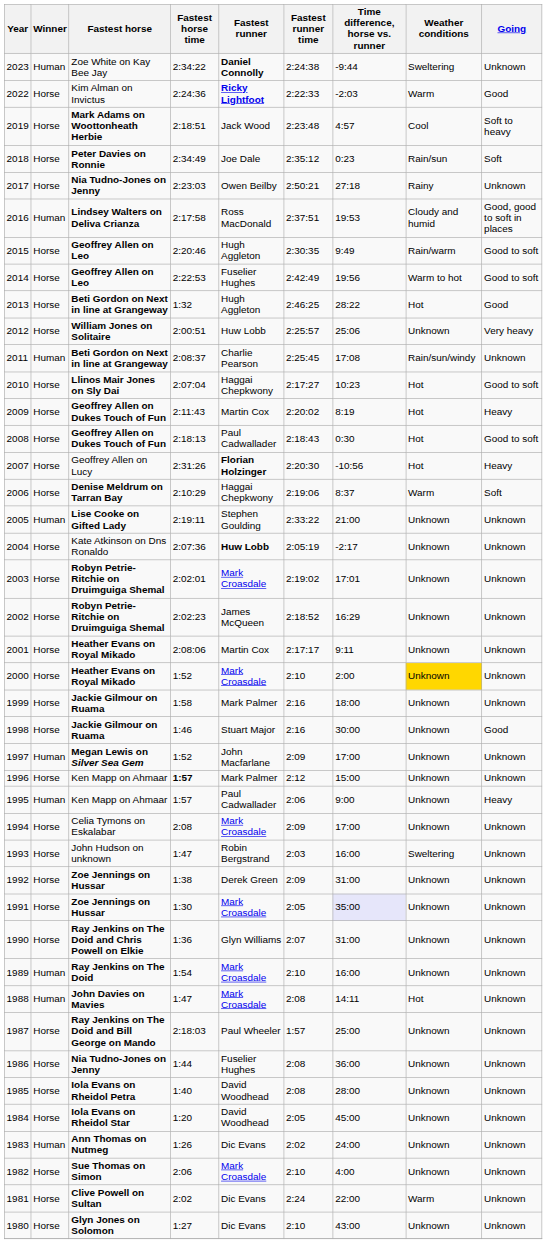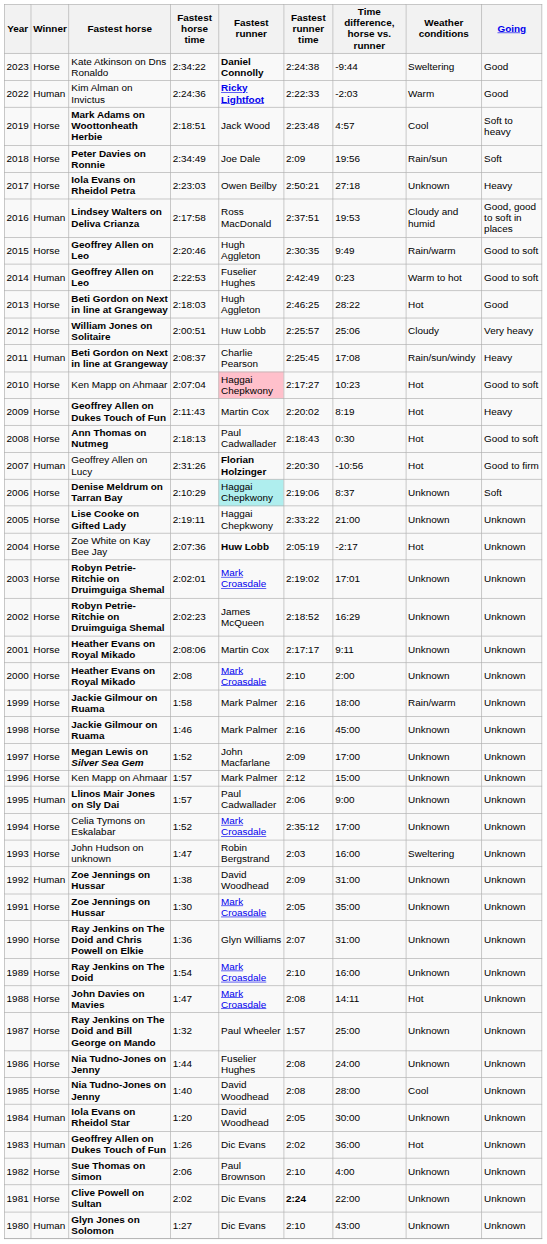(49, 67) Human -> (46, 67) Horse
(111, 67) Zoe White on Kay Bee Jay -> (119, 67) Kate Atkinson on Dns Ronaldo
(505, 67) Unknown -> (496, 67) Good
(46, 94) Horse -> (49, 94) Human
(303, 158) 2:35:12 -> (296, 158) 2:09
(345, 158) 0:23 -> (348, 158) 19:56
(119, 185) Nia Tudno-Jones on Jenny -> (103, 185) Iola Evans on Rheidol Petra
(421, 185) Rainy -> (429, 185) Unknown
(505, 185) Unknown -> (498, 185) Heavy
(46, 277) Horse -> (49, 277) Human
(348, 277) 19:56 -> (345, 277) 0:23
(182, 304) 1:32 -> (189, 304) 2:18:03
(429, 331) Unknown -> (424, 331) Cloudy
(505, 358) Unknown -> (498, 358) Heavy
(113, 385) Llinos Mair Jones on Sly Dai -> (119, 385) Ken Mapp on Ahmaar
(247, 385) no background -> (247, 385) pink background
(119, 439) Geoffrey Allen on Dukes Touch of Fun -> (109, 439) Ann Thomas on Nutmeg
(46, 465) Horse -> (49, 465) Human
(498, 465) Heavy -> (511, 465) Good to firm
(247, 492) no background -> (247, 492) paleturquoise background
(421, 492) Warm -> (429, 492) Unknown
(49, 519) Human -> (46, 519) Horse
(241, 519) Stephen Goulding -> (247, 519) Haggai Chepkwony
(119, 546) Kate Atkinson on Dns Ronaldo -> (111, 546) Zoe White on Kay Bee Jay
(429, 546) Unknown -> (416, 546) Hot
(182, 676) 1:52 -> (182, 676) 2:08
(429, 676) gold background -> (429, 676) no background
(429, 703) Unknown -> (432, 703) Rain/warm
(248, 730) Stuart Major -> (249, 730) Mark Palmer
(348, 730) 30:00 -> (348, 730) 45:00
(496, 730) Good -> (505, 730) Unknown
(49, 757) Human -> (46, 757) Horse
(183, 778) bold -> (182, 778) normal
(119, 799) Ken Mapp on Ahmaar -> (113, 799) Llinos Mair Jones on Sly Dai
(498, 799) Heavy -> (505, 799) Unknown
(182, 826) 2:08 -> (182, 826) 1:52
(296, 826) 2:09 -> (303, 826) 2:35:12
(46, 880) Horse -> (49, 880) Human
(249, 880) Derek Green -> (245, 880) David Woodhead
(348, 907) lavender background -> (348, 907) no background
(49, 972) Human -> (46, 972) Horse
(49, 999) Human -> (46, 999) Horse
(189, 1031) 2:18:03 -> (182, 1031) 1:32
(348, 1064) 36:00 -> (348, 1064) 24:00
(103, 1091) Iola Evans on Rheidol Petra -> (119, 1091) Nia Tudno-Jones on Jenny
(429, 1091) Unknown -> (418, 1091) Cool
(46, 1117) Horse -> (49, 1117) Human
(348, 1117) 45:00 -> (348, 1117) 30:00
(109, 1144) Ann Thomas on Nutmeg -> (119, 1144) Geoffrey Allen on Dukes Touch of Fun
(348, 1144) 24:00 -> (348, 1144) 36:00
(429, 1144) Unknown -> (416, 1144) Hot
(244, 1171) Mark Croasdale -> (243, 1171) Paul Brownson
(296, 1198) normal -> (296, 1198) bold
(421, 1198) Warm -> (429, 1198) Unknown
(46, 1225) Horse -> (49, 1225) Human
